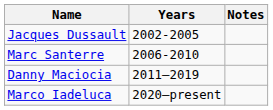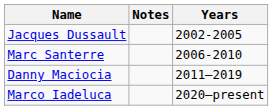columns swapped: (177, 15) <-> (246, 15)
